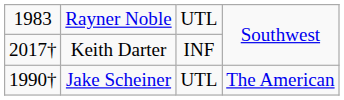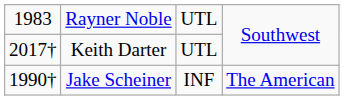(199, 49) INF -> (199, 49) UTL
(199, 79) UTL -> (199, 79) INF
